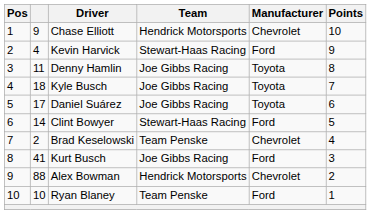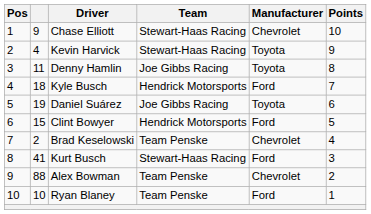(193, 31) Hendrick Motorsports -> (193, 31) Stewart-Haas Racing
(263, 49) Ford -> (268, 49) Toyota
(184, 85) Joe Gibbs Racing -> (193, 85) Hendrick Motorsports
(268, 85) Toyota -> (263, 85) Ford
(39, 104) 17 -> (39, 104) 19
(39, 122) 14 -> (39, 122) 15
(193, 122) Stewart-Haas Racing -> (193, 122) Hendrick Motorsports
(184, 158) Joe Gibbs Racing -> (193, 158) Stewart-Haas Racing
(193, 176) Hendrick Motorsports -> (173, 176) Team Penske
